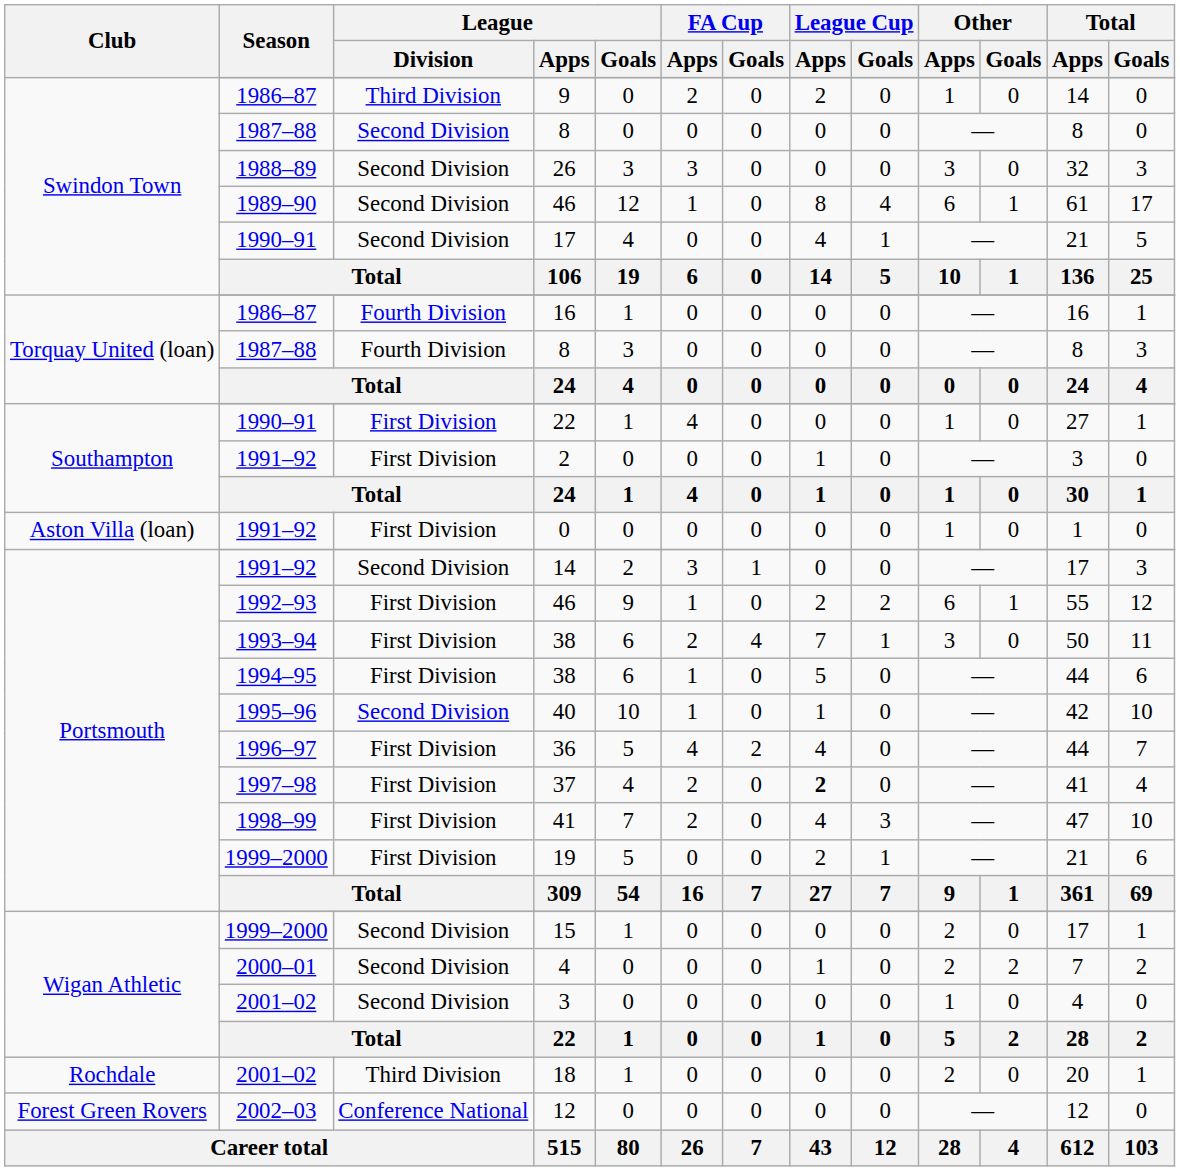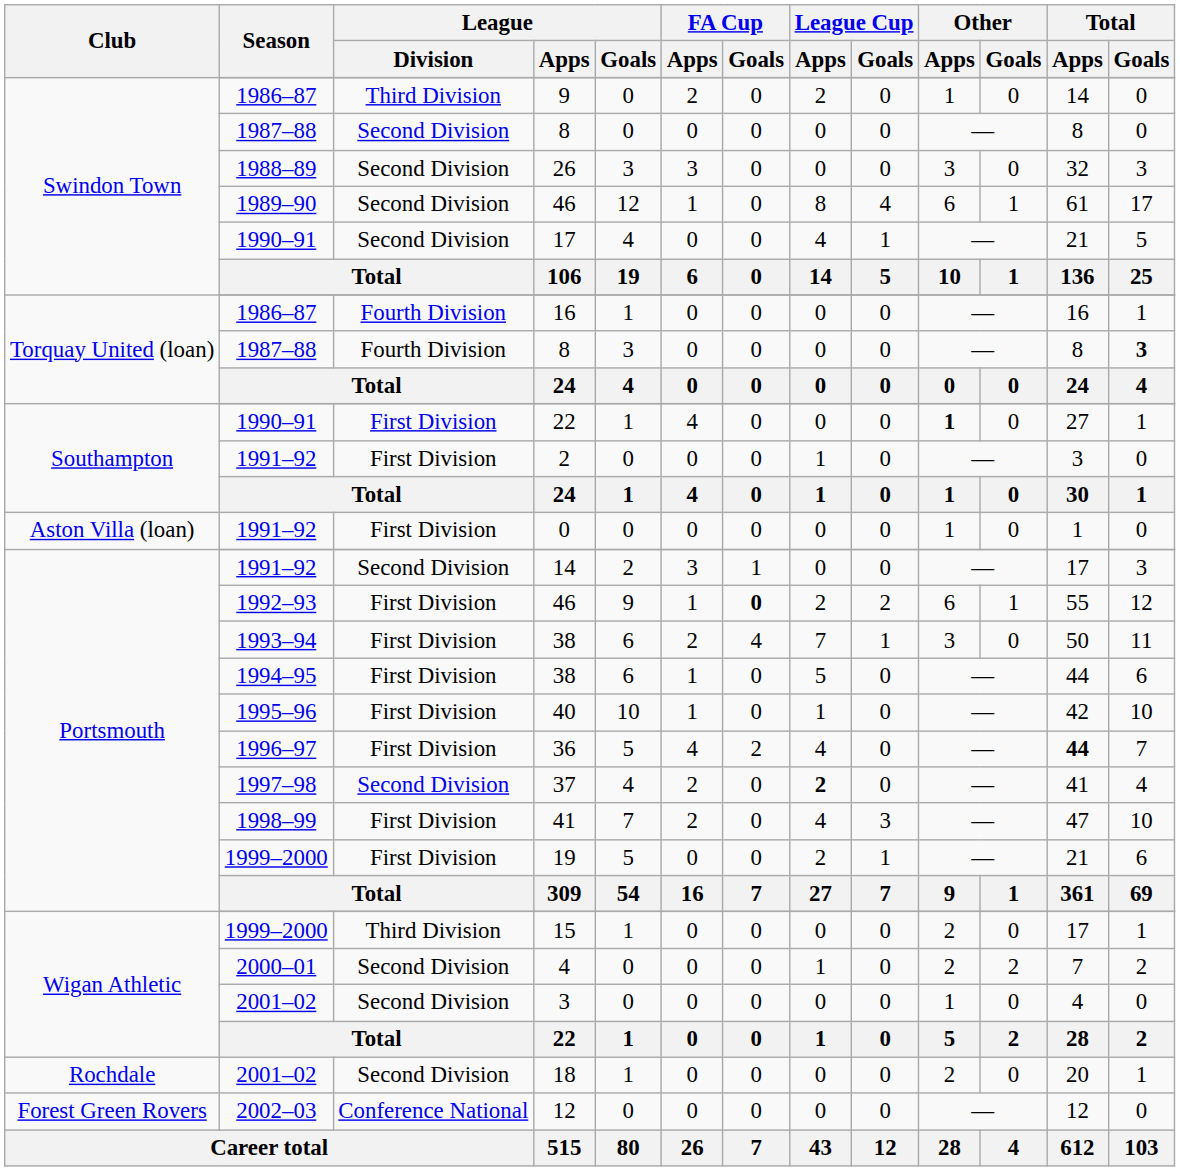(1141, 349) normal -> (1141, 349) bold
(949, 421) normal -> (949, 421) bold
(756, 603) normal -> (756, 603) bold
(433, 712) Second Division -> (433, 712) First Division
(1077, 748) normal -> (1077, 748) bold
(433, 784) First Division -> (433, 784) Second Division
(433, 929) Second Division -> (433, 929) Third Division
(433, 1074) Third Division -> (433, 1074) Second Division
